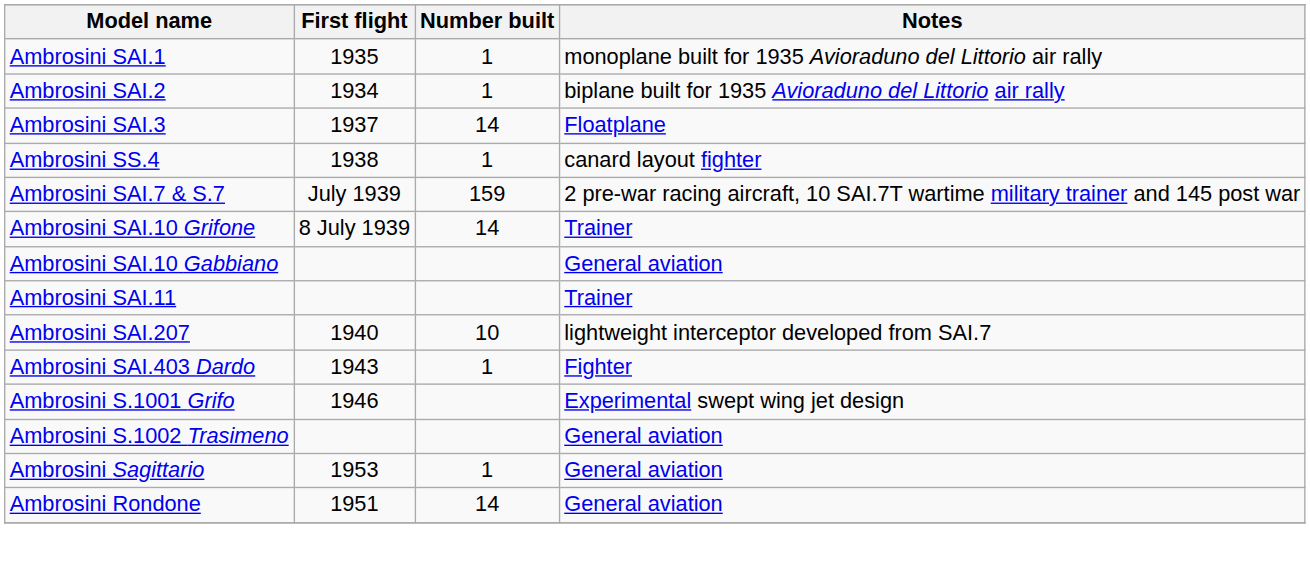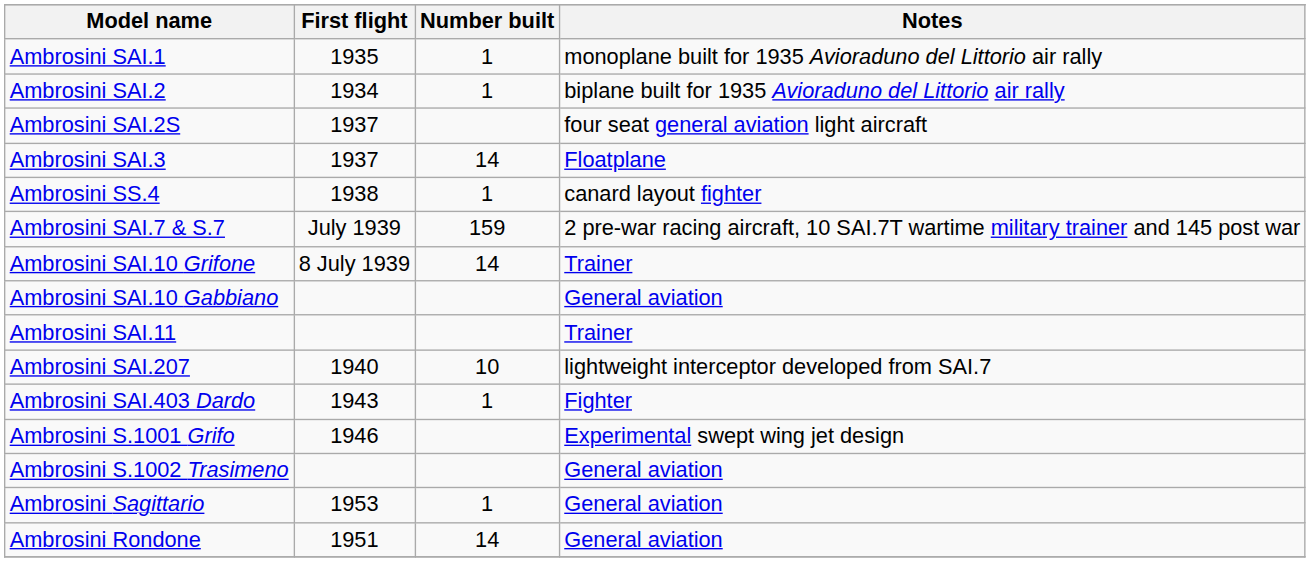+ row: (95, 125)
